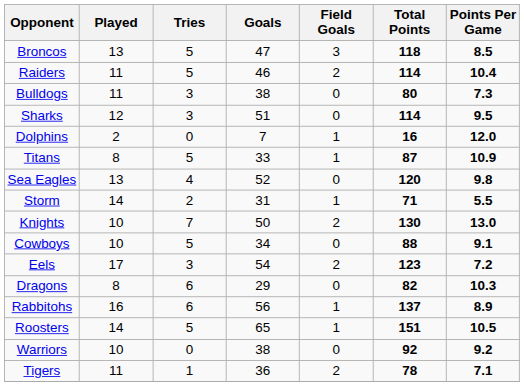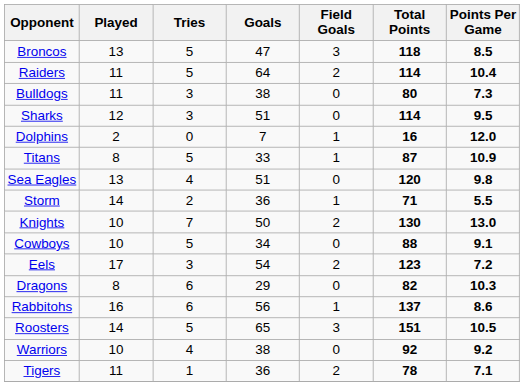(263, 72) 46 -> (263, 72) 64
(263, 179) 52 -> (263, 179) 51
(263, 200) 31 -> (263, 200) 36
(483, 307) 8.9 -> (483, 307) 8.6
(336, 328) 1 -> (336, 328) 3
(189, 350) 0 -> (189, 350) 4
